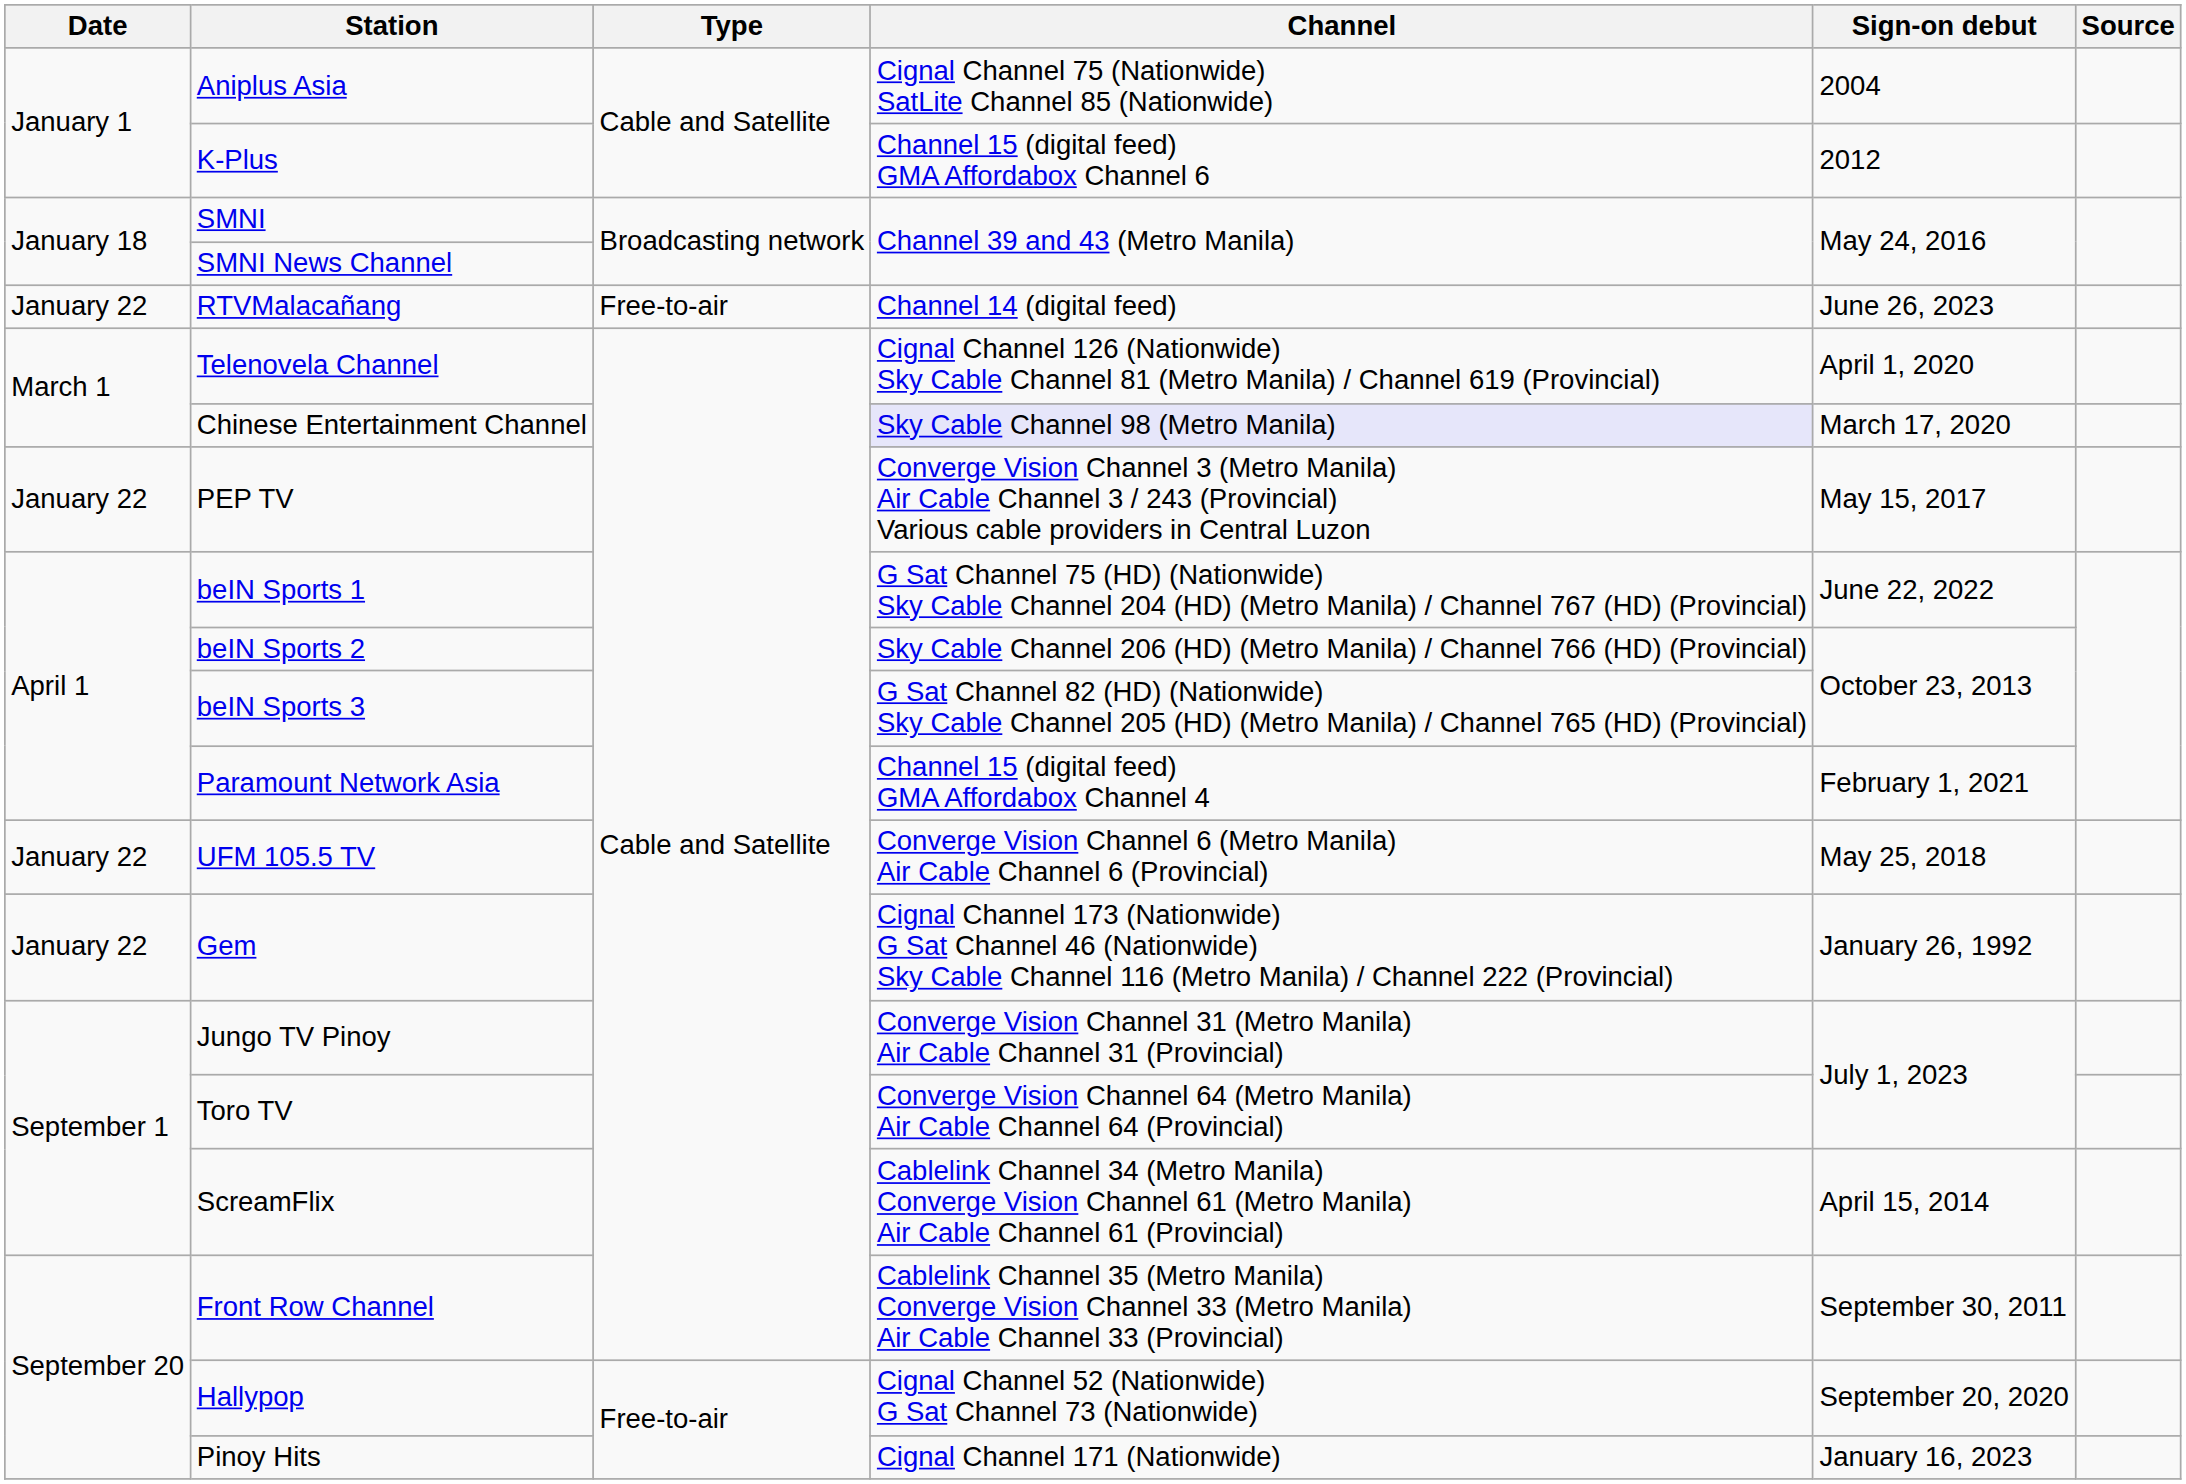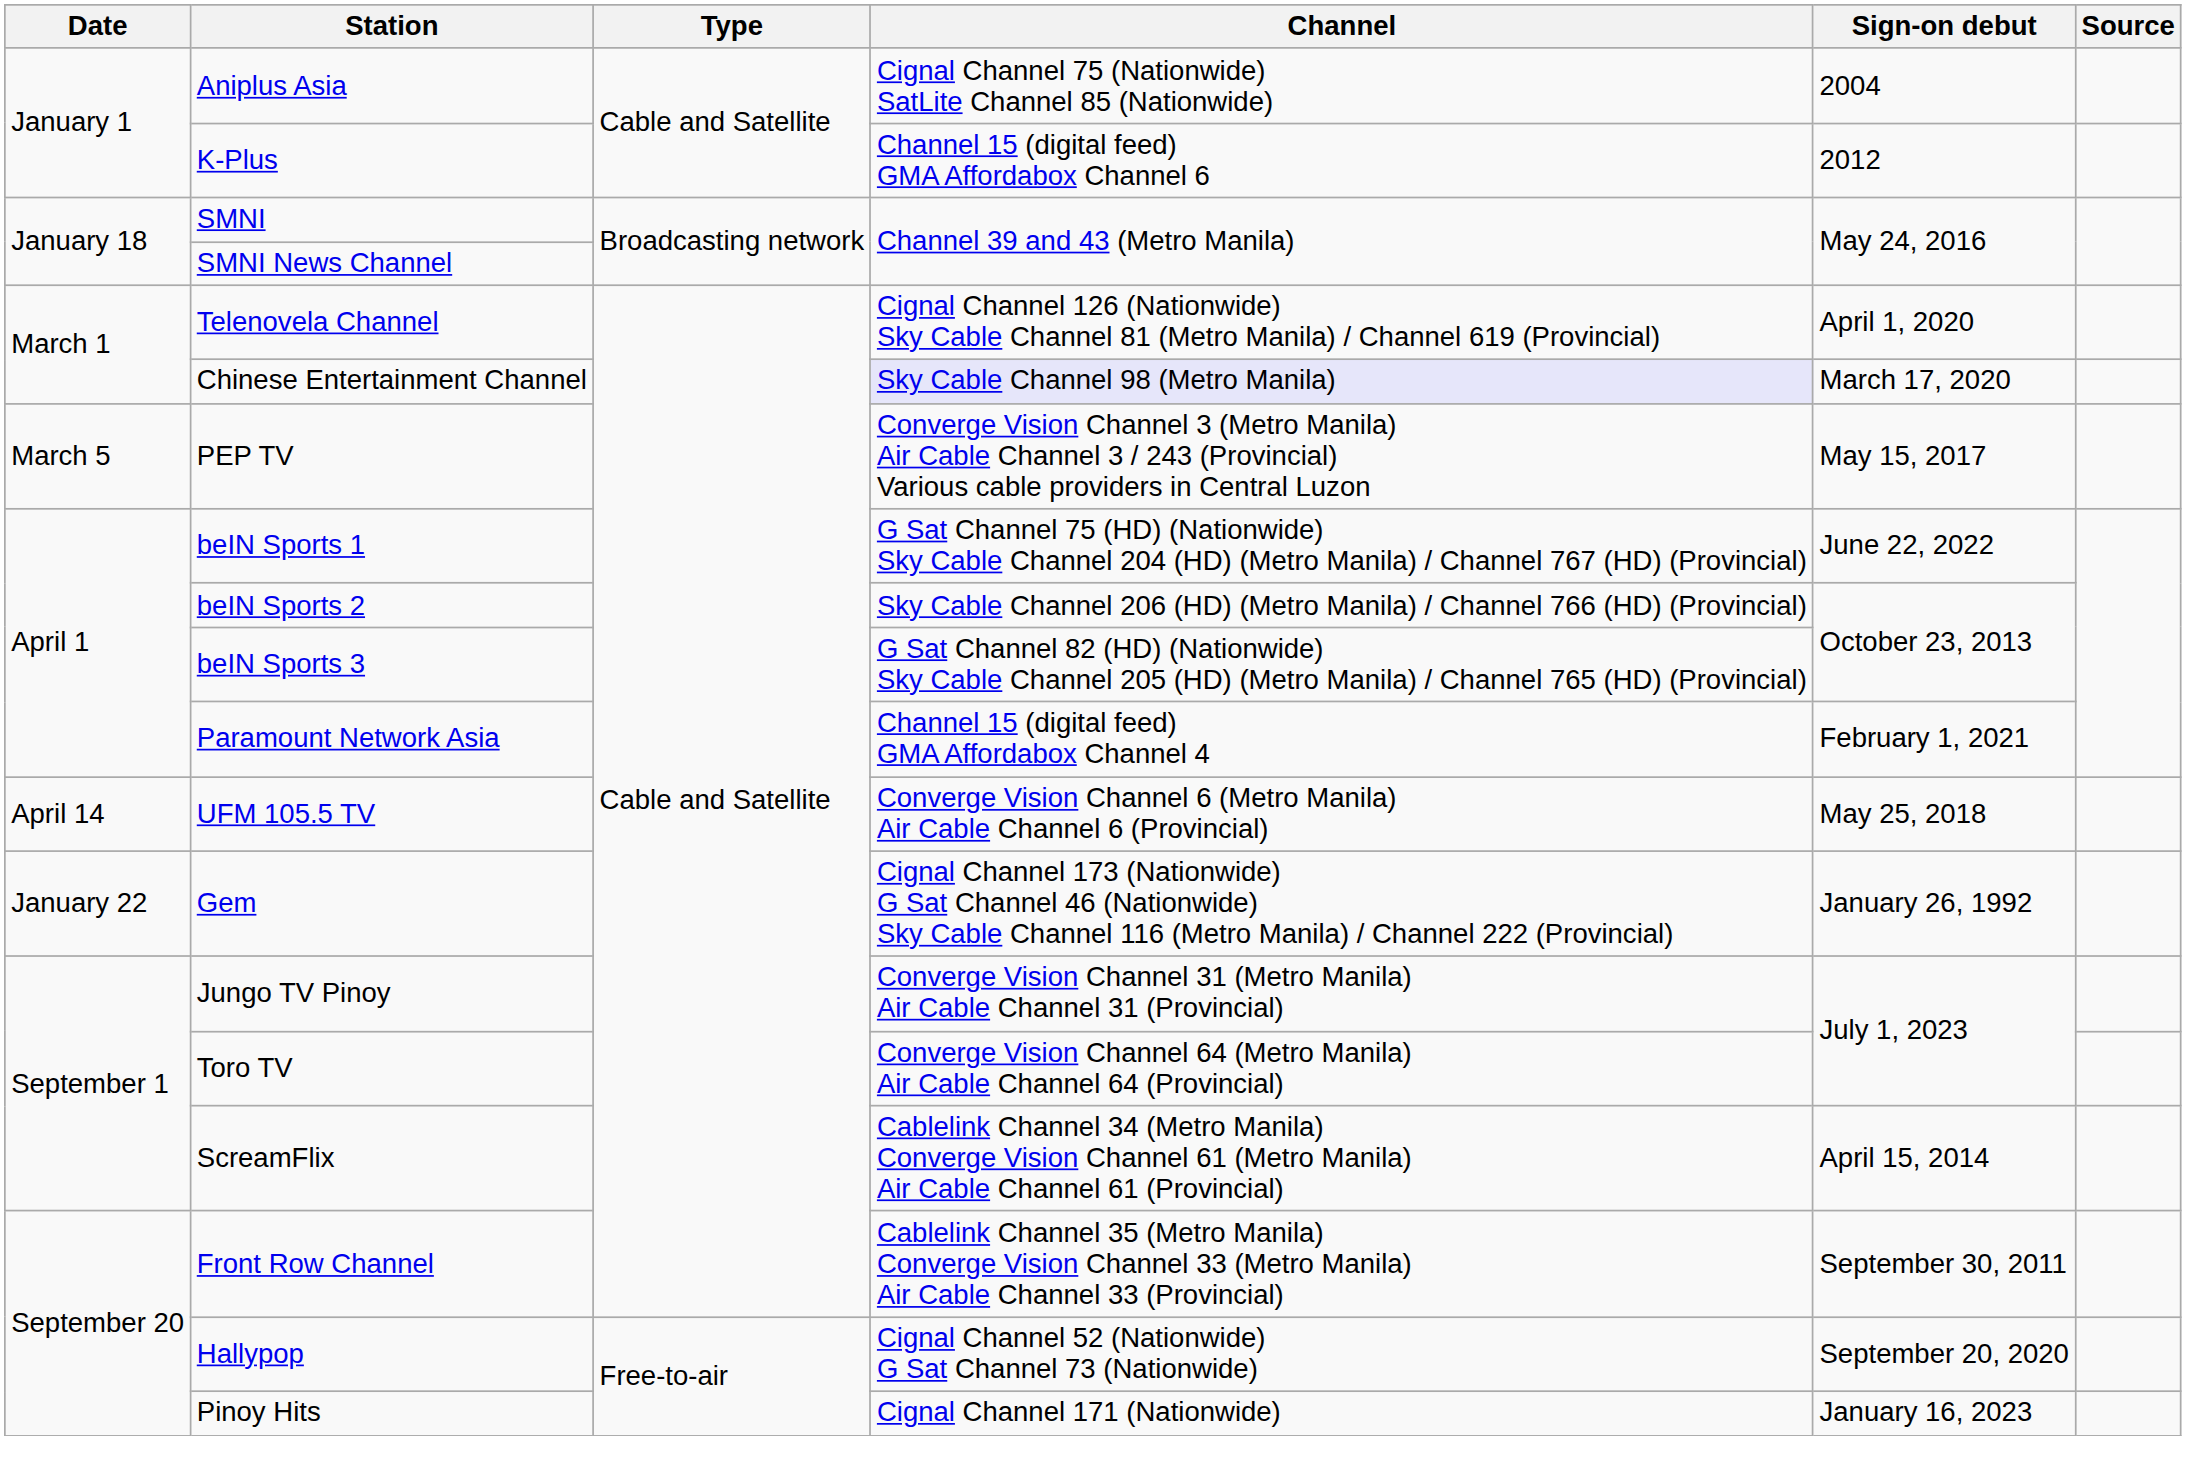- row: (299, 306)
(79, 499) January 22 -> (61, 455) March 5
(79, 856) January 22 -> (58, 813) April 14
